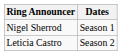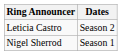rows swapped: (34, 27) <-> (34, 43)
